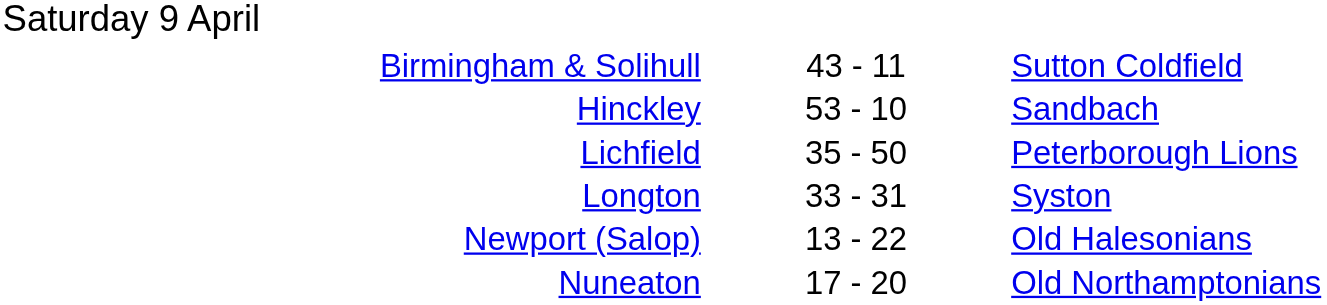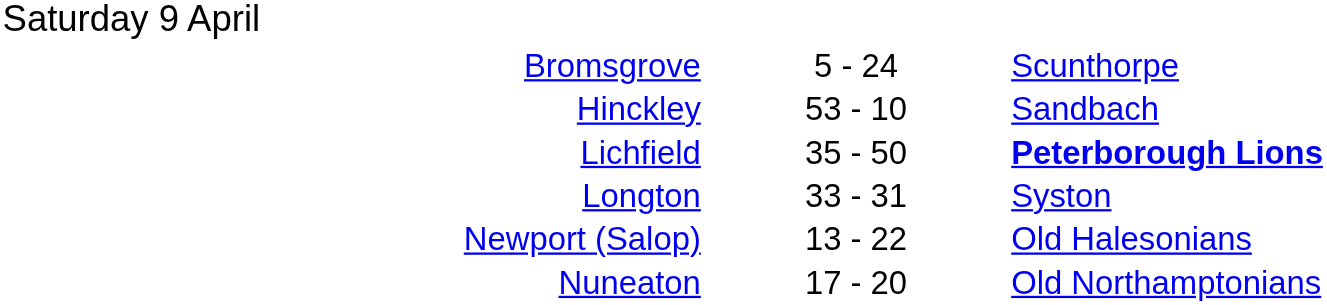- row: (540, 66)
+ row: (612, 66)
(1154, 152) normal -> (1167, 152) bold
